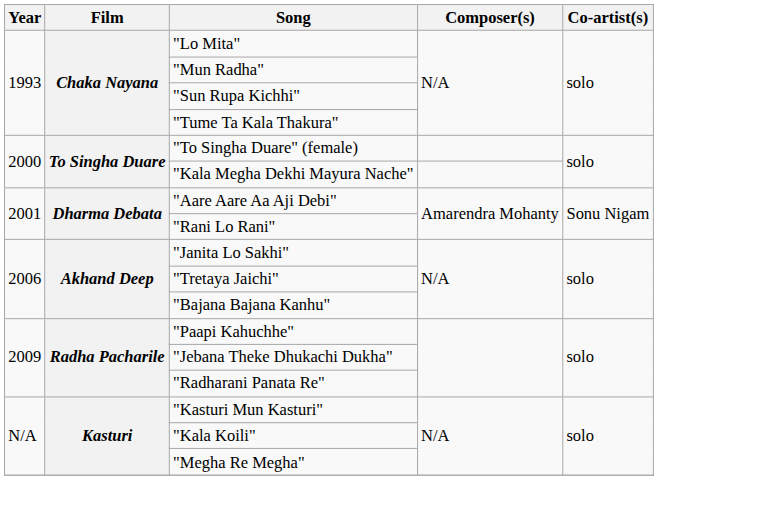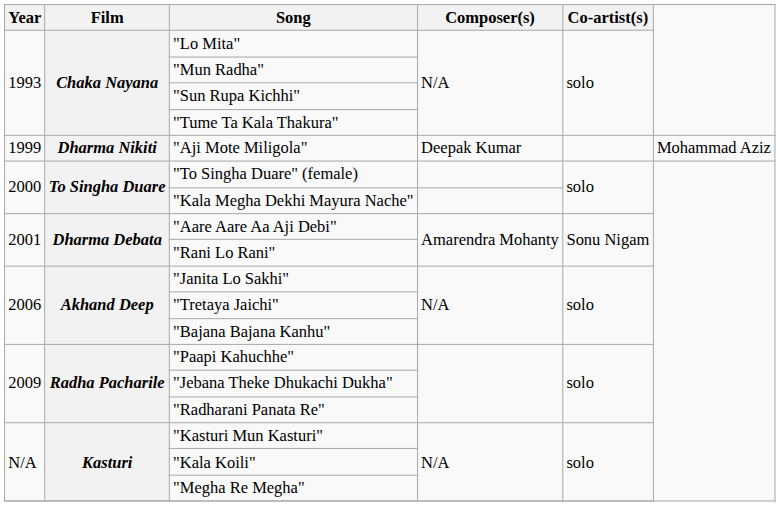+ row: (240, 148)
